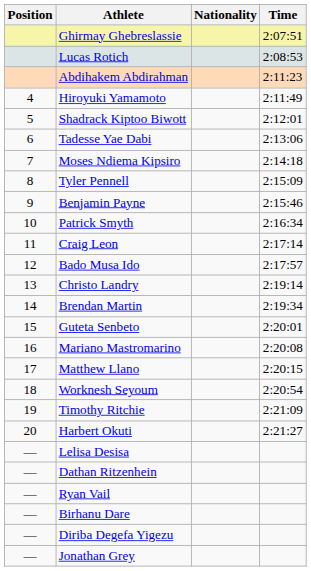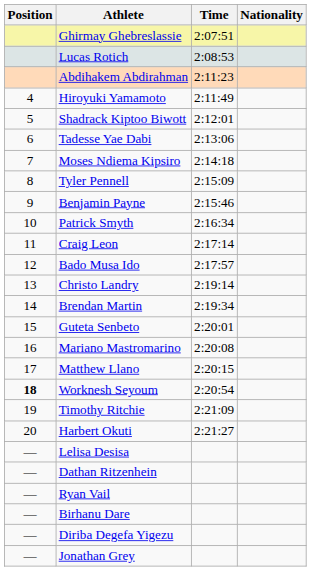columns swapped: (225, 14) <-> (283, 14)
(30, 389) normal -> (30, 389) bold
